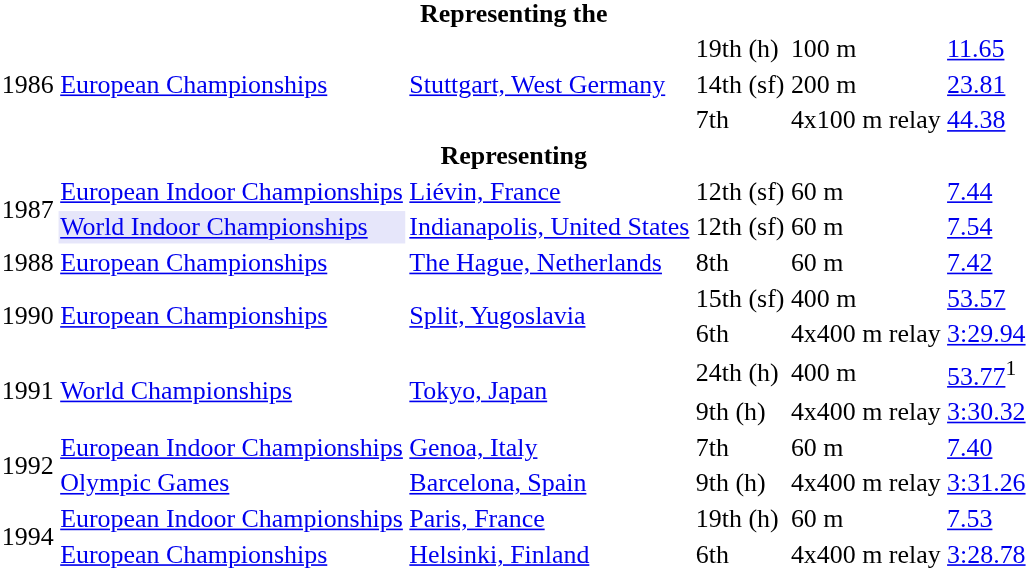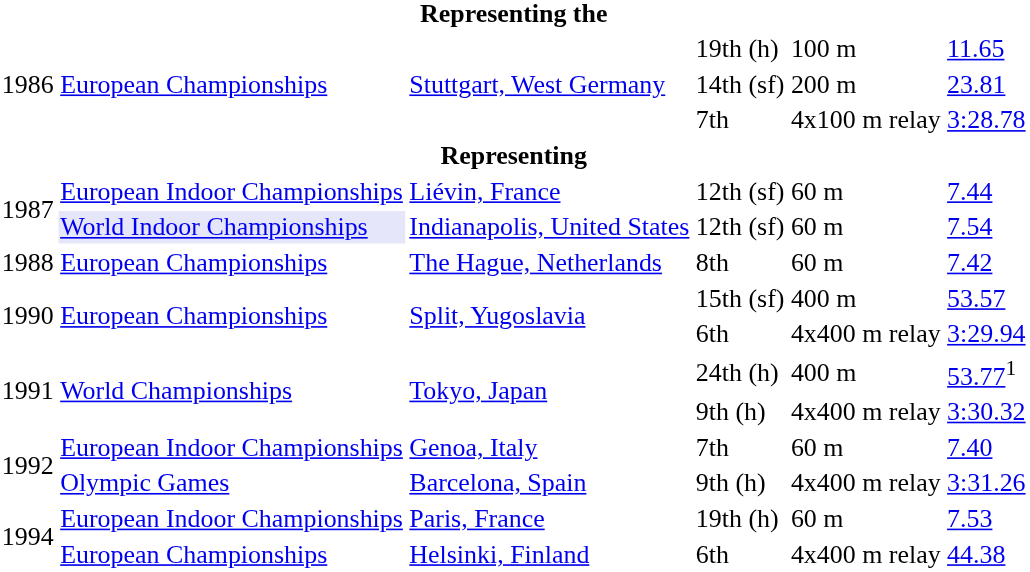(976, 120) 44.38 -> (986, 120) 3:28.78
(986, 554) 3:28.78 -> (976, 554) 44.38
